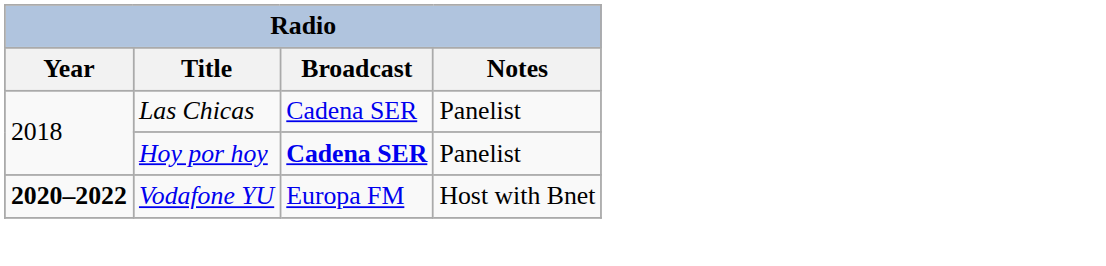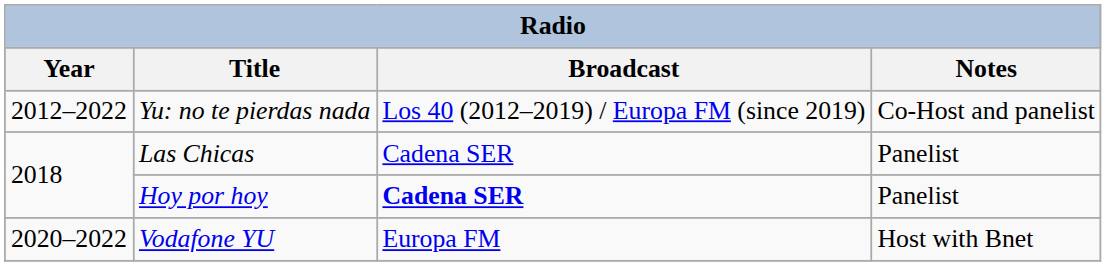+ row: (255, 111)
(69, 196) bold -> (69, 238) normal
